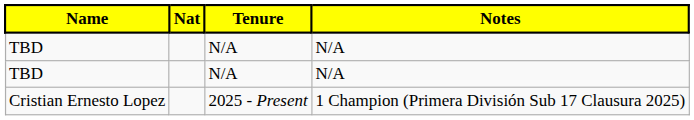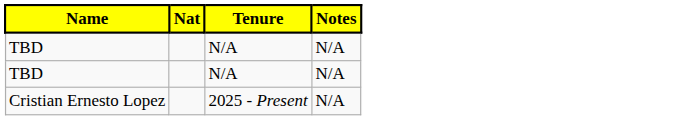(500, 100) 1 Champion (Primera División Sub 17 Clausura 2025) -> (330, 100) N/A
